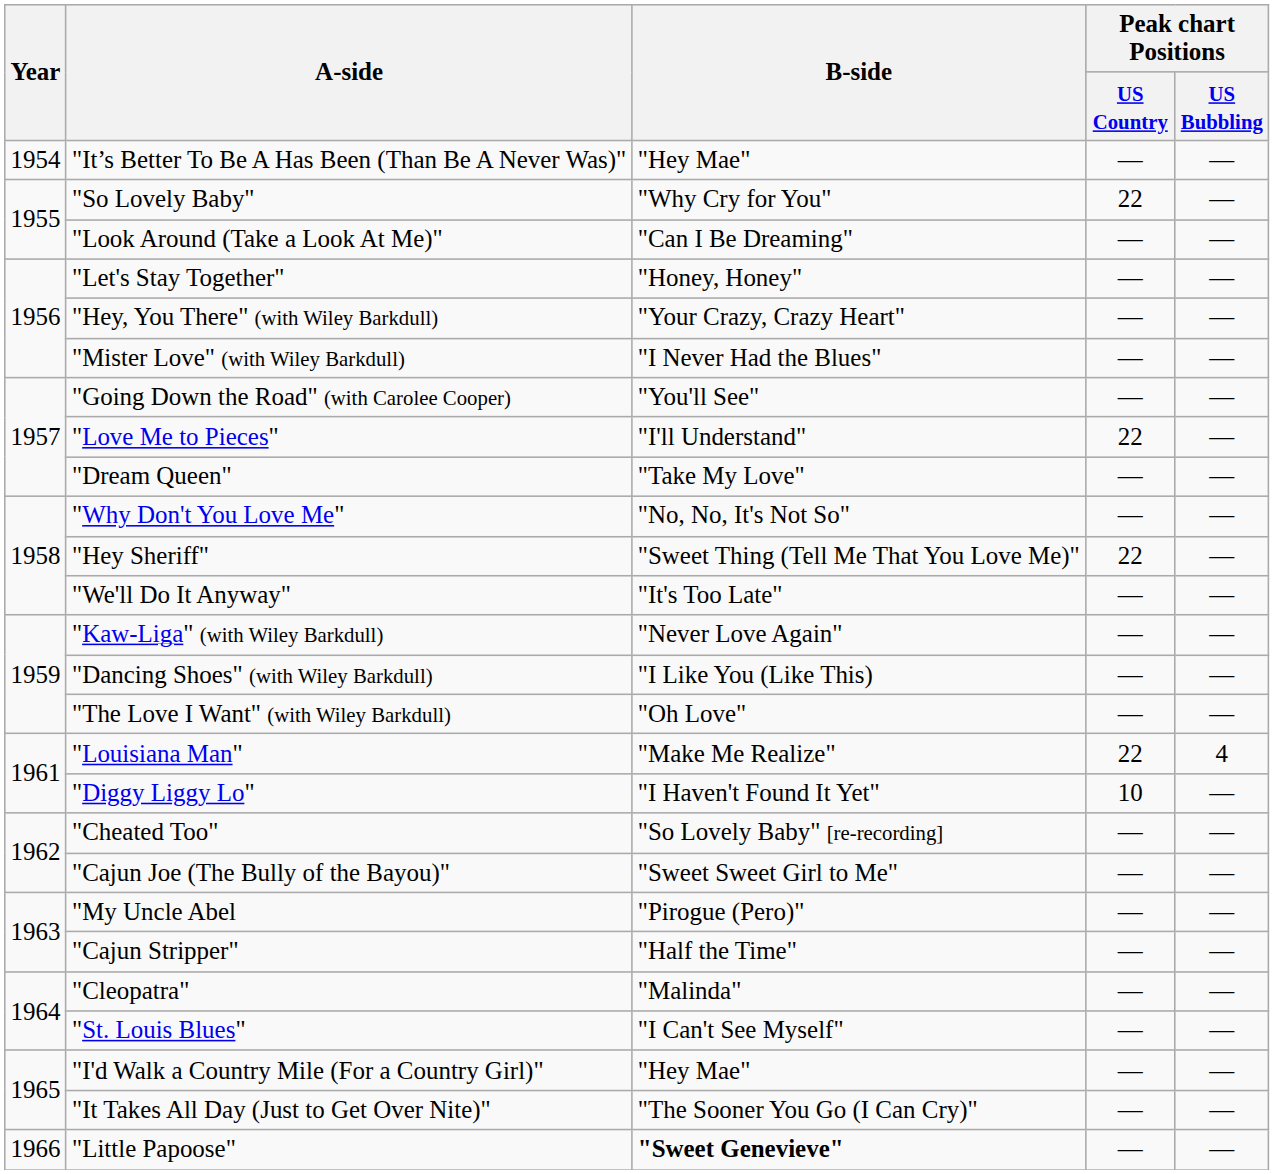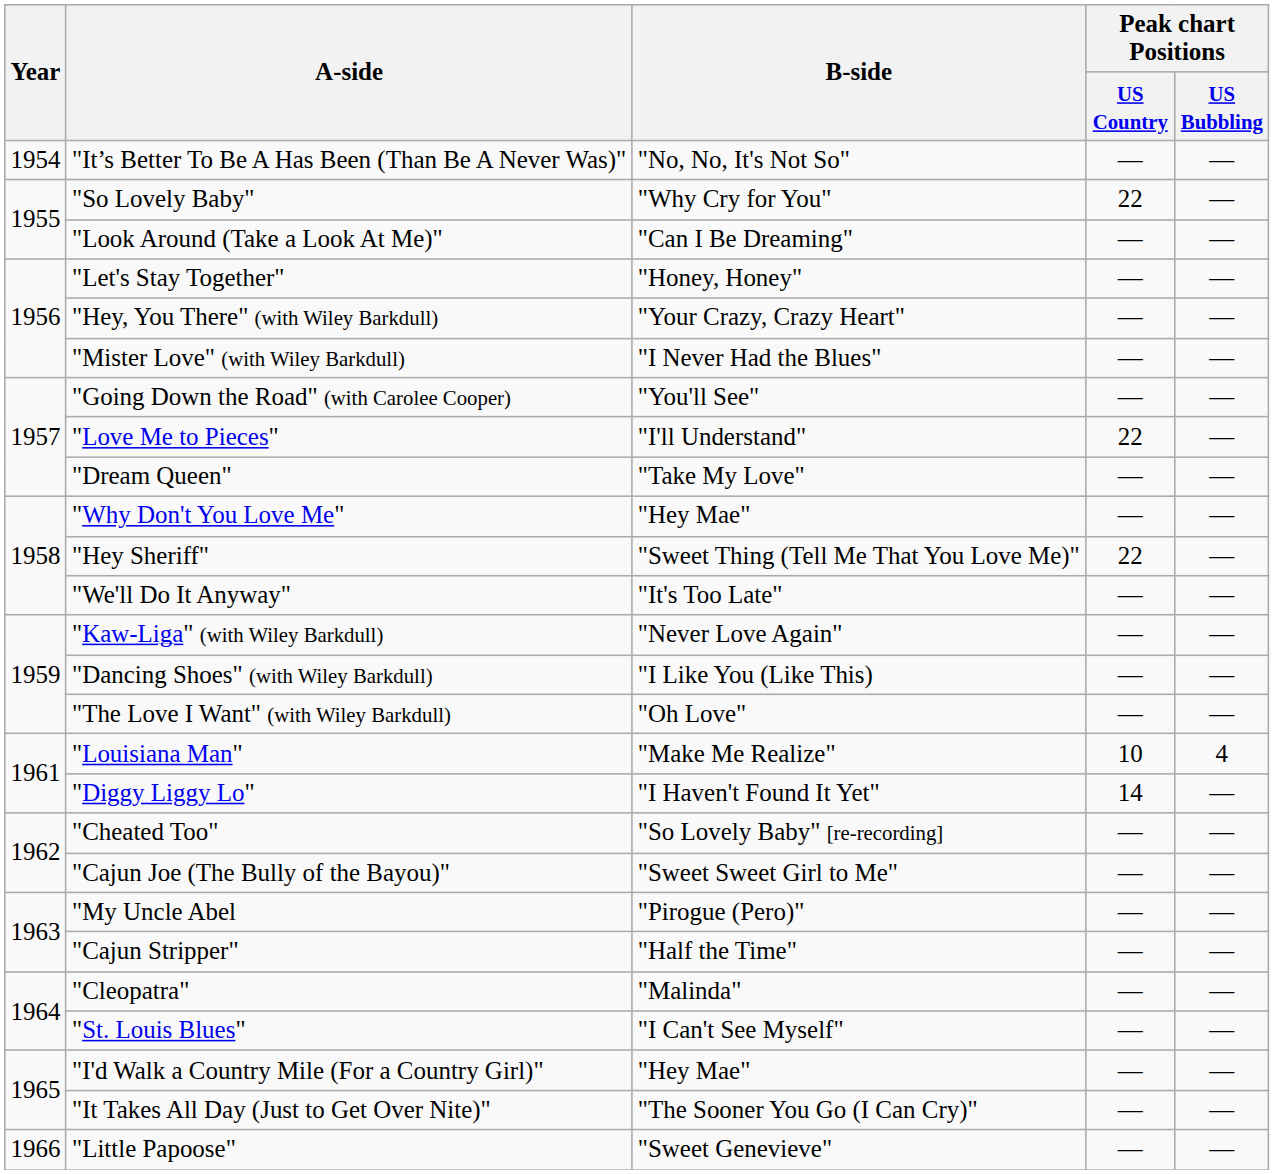(694, 159) "Hey Mae" -> (744, 159) "No, No, It's Not So"
(744, 515) "No, No, It's Not So" -> (694, 515) "Hey Mae"
(1130, 753) 22 -> (1130, 753) 10
(1130, 792) 10 -> (1130, 792) 14
(741, 1149) bold -> (735, 1149) normal
